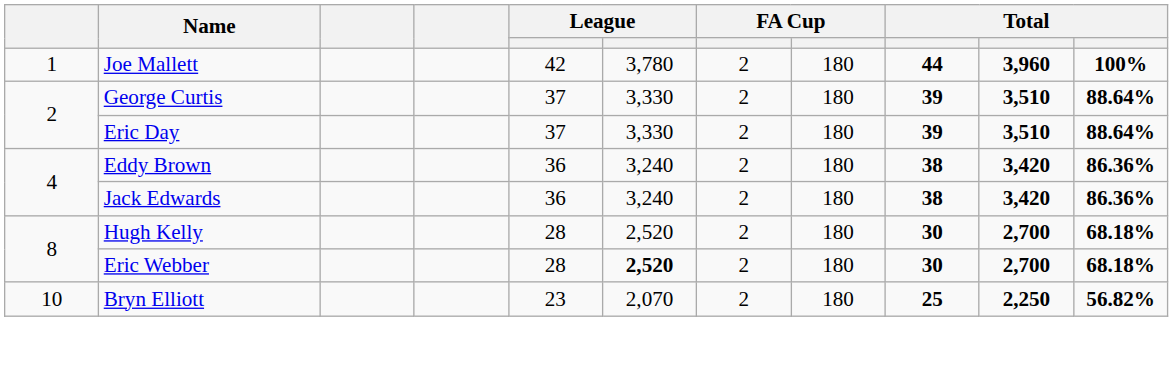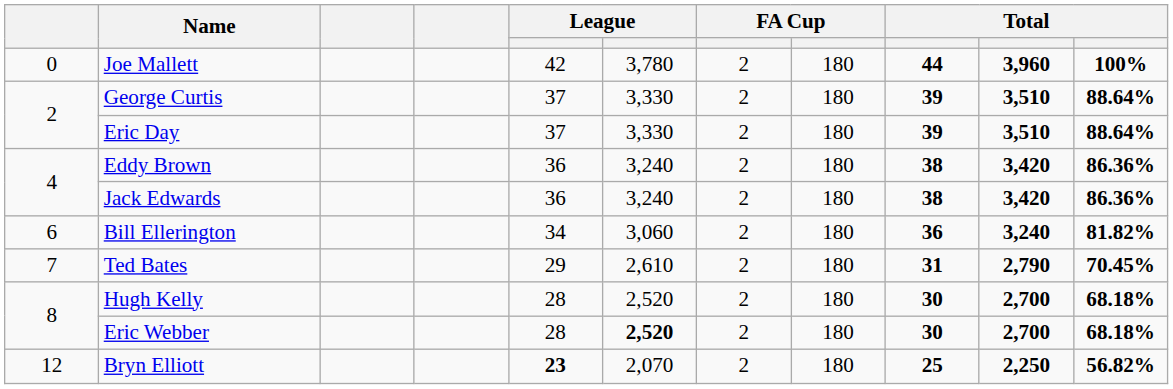(52, 64) 1 -> (52, 64) 0
+ row: (170, 231)
+ row: (146, 265)
(52, 298) 10 -> (52, 365) 12
(555, 298) normal -> (555, 365) bold
